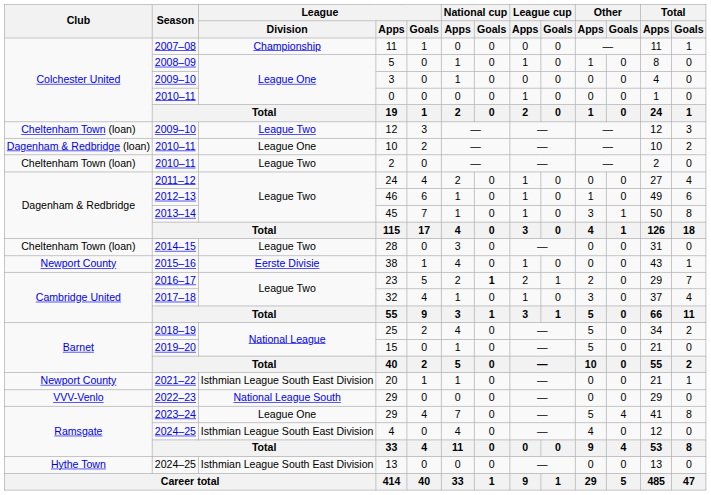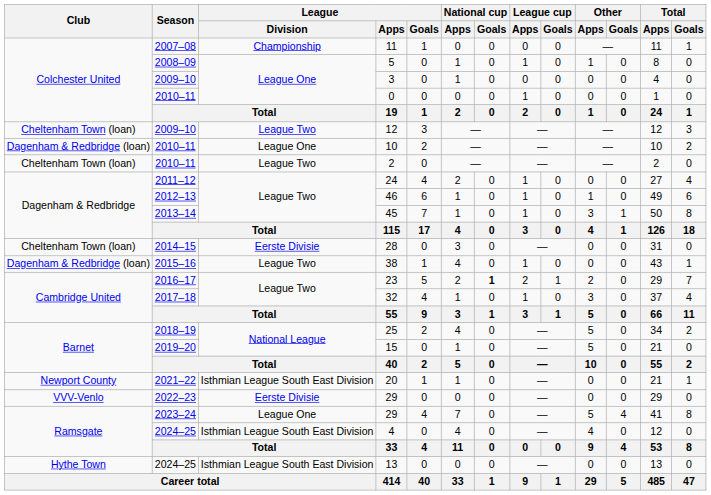(287, 247) League Two -> (287, 247) Eerste Divisie
(78, 264) Newport County -> (78, 264) Dagenham & Redbridge (loan)
(287, 264) Eerste Divisie -> (287, 264) League Two
(287, 398) National League South -> (287, 398) Eerste Divisie
